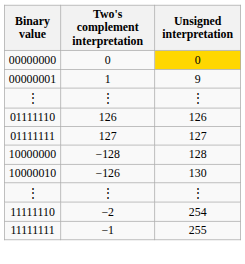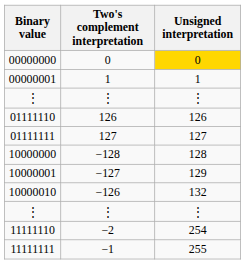(198, 78) 9 -> (198, 78) 1
+ row: (33, 173)
(198, 173) 130 -> (198, 192) 132
